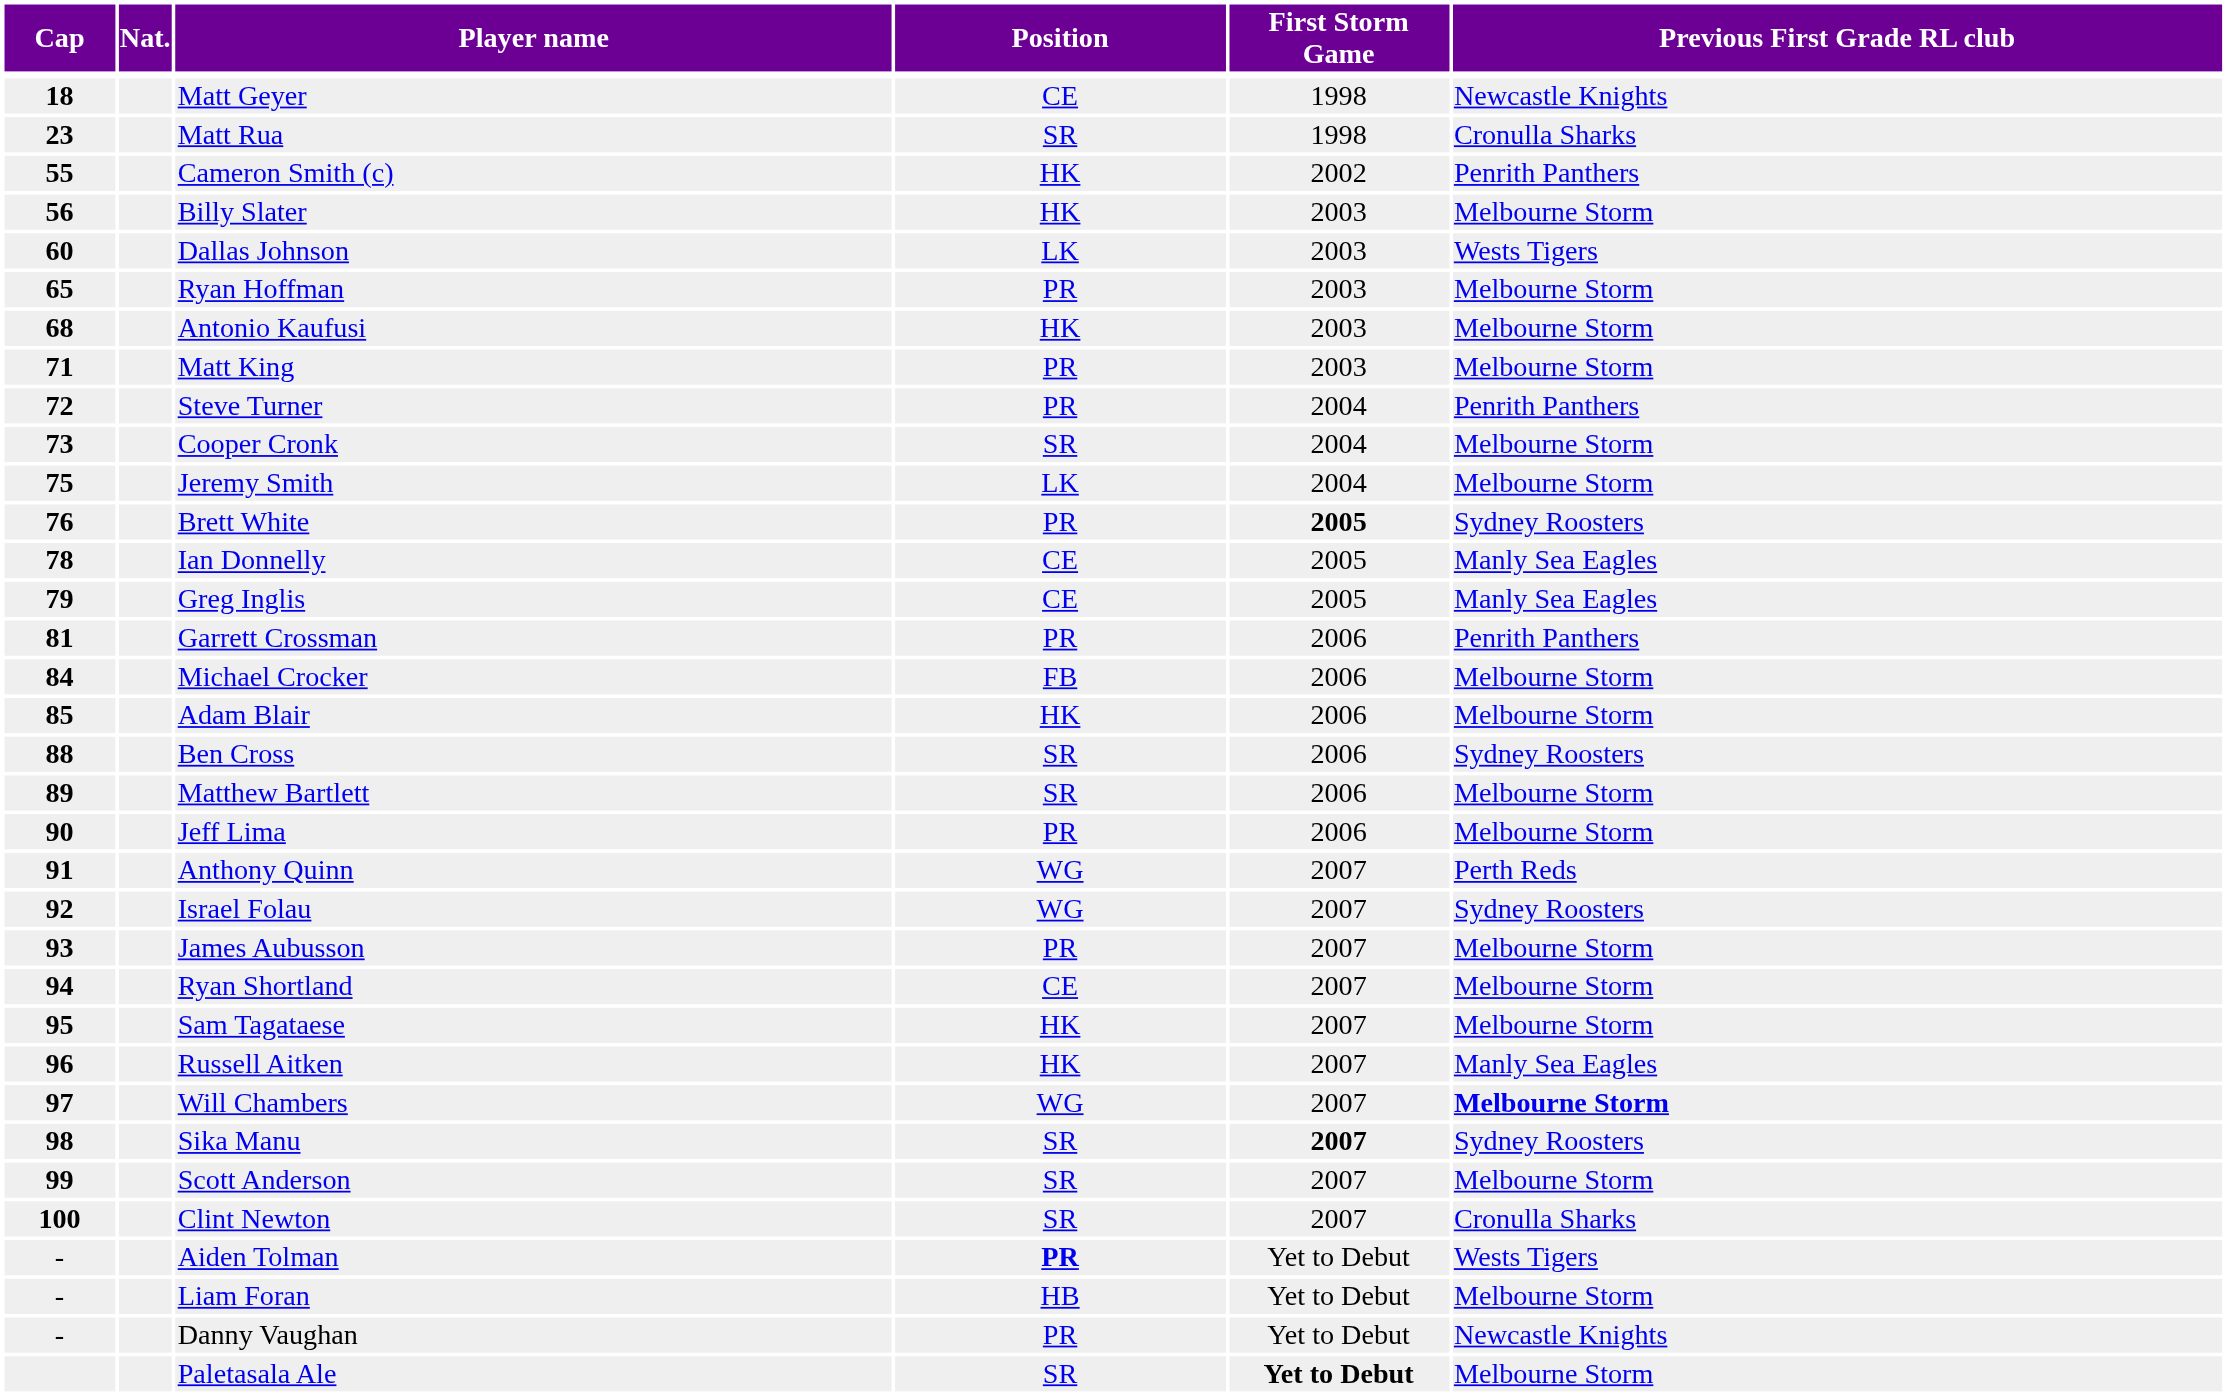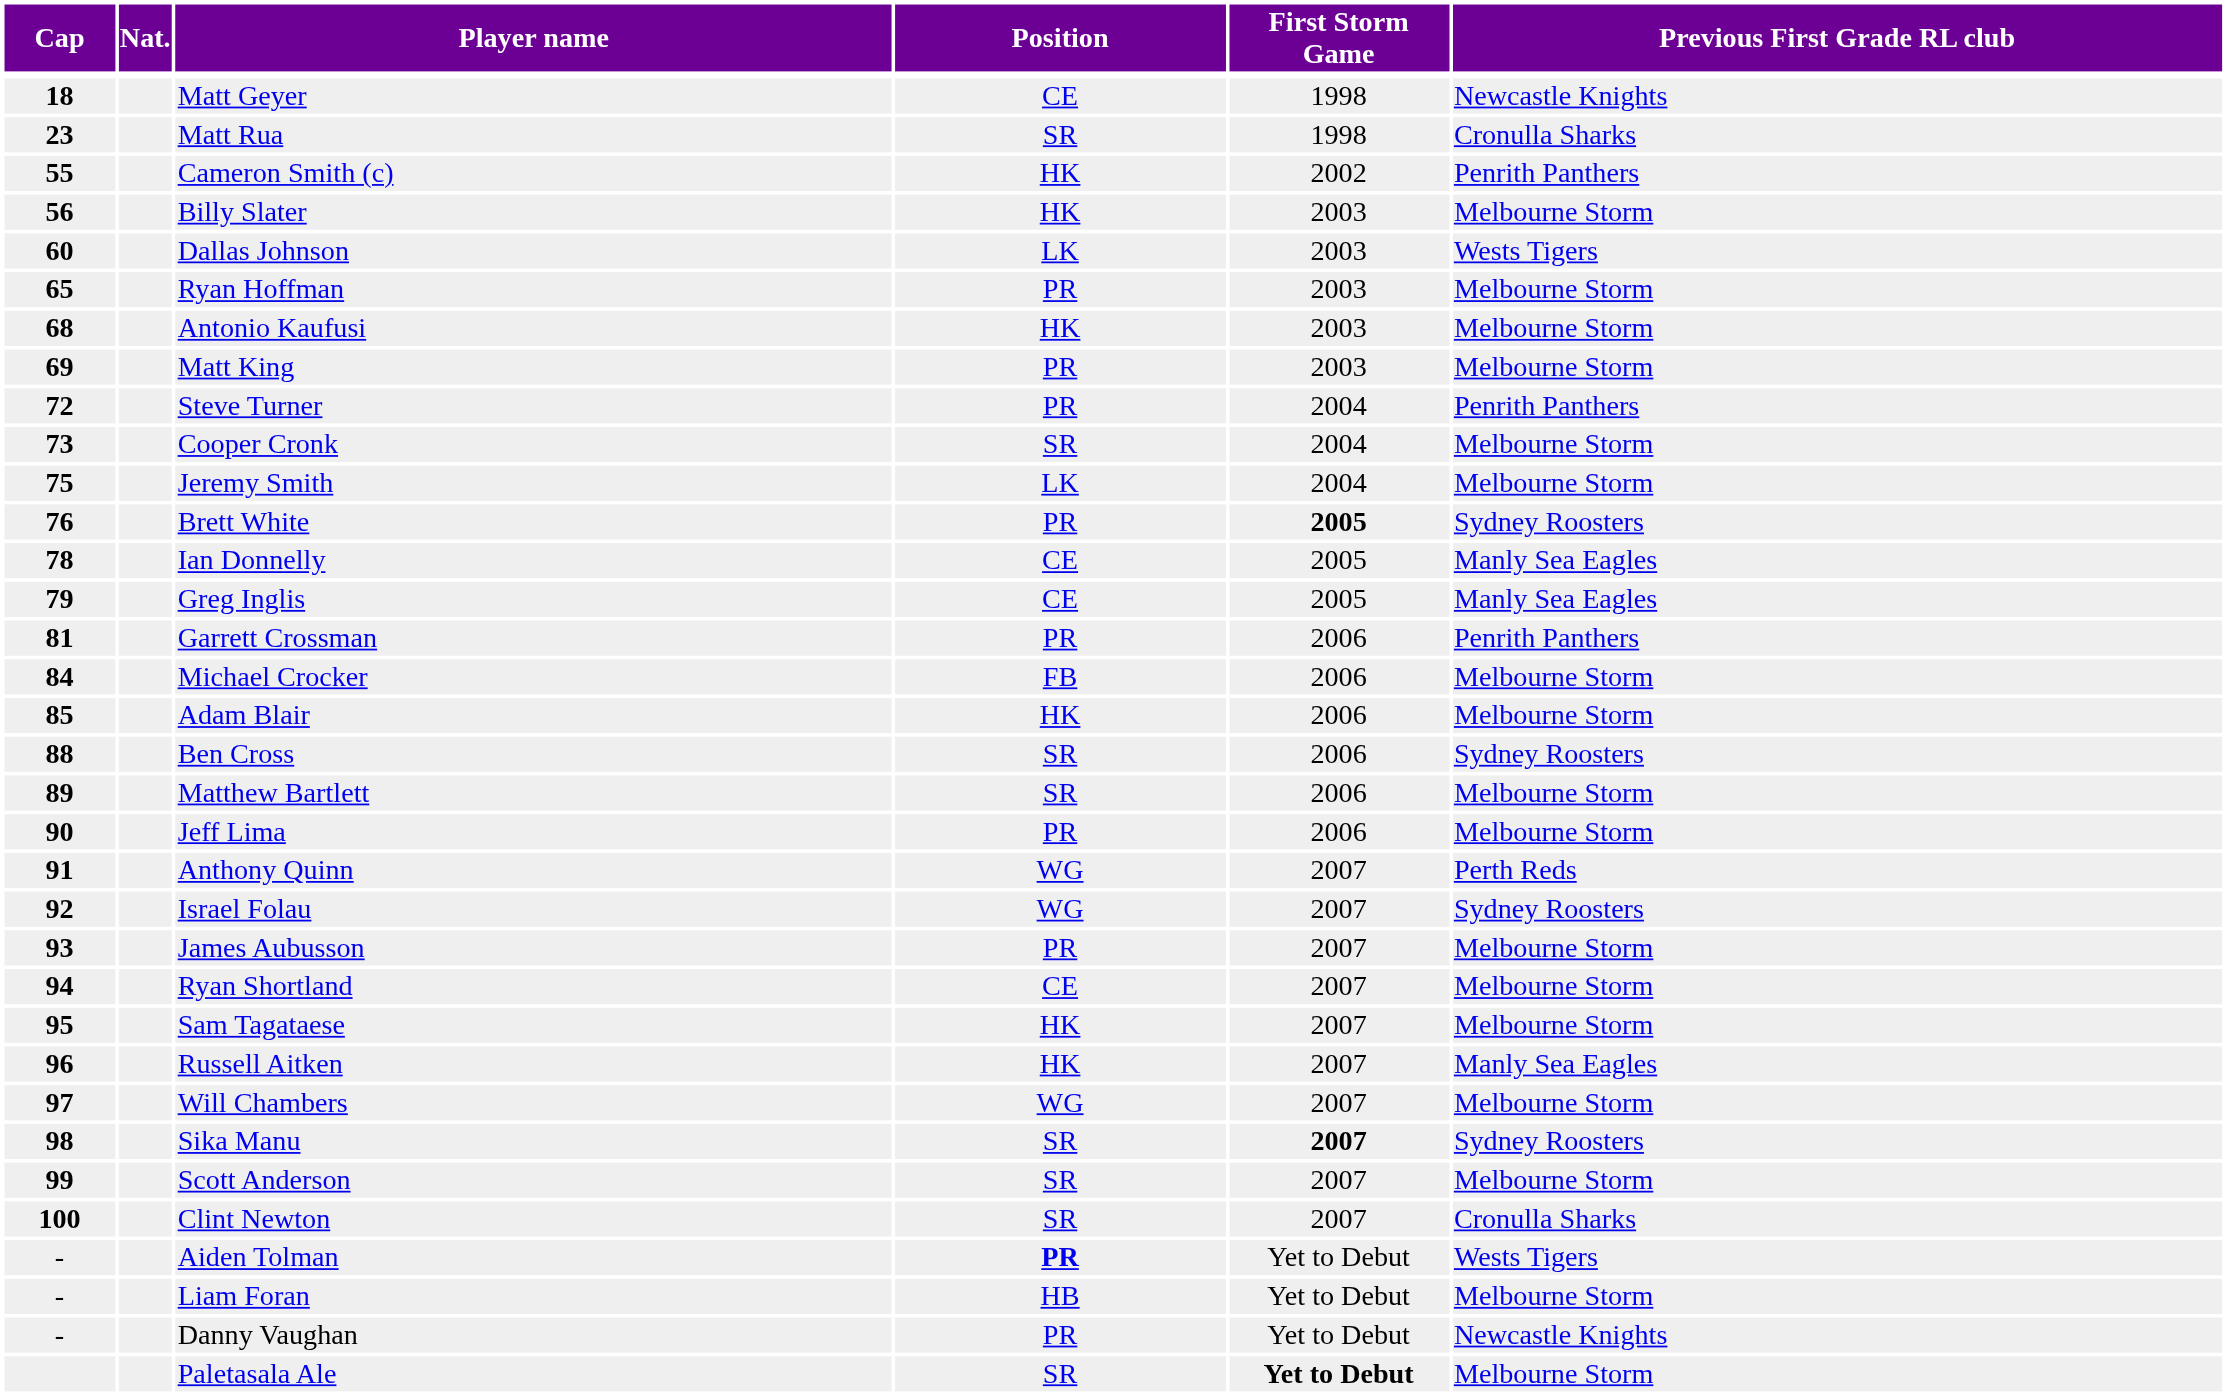(60, 366) 71 -> (60, 366) 69
(1561, 1102) bold -> (1554, 1102) normal
